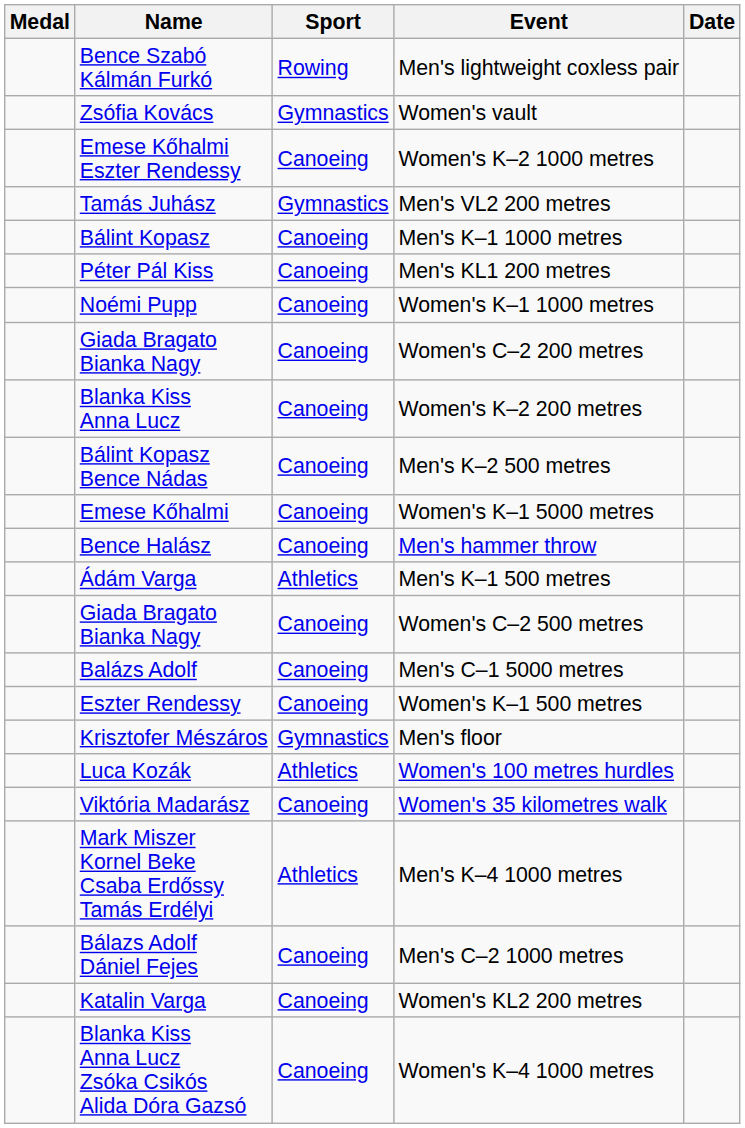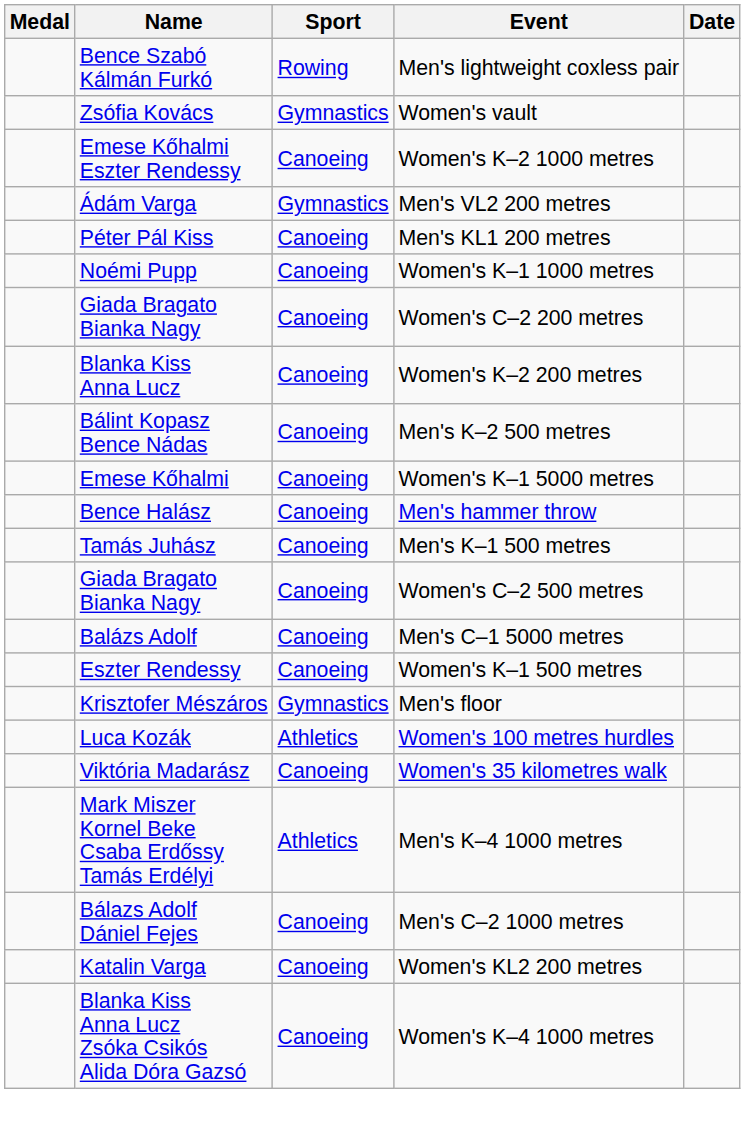(148, 204) Tamás Juhász -> (138, 204) Ádám Varga
- row: (510, 238)
(138, 579) Ádám Varga -> (148, 545) Tamás Juhász
(318, 579) Athletics -> (323, 545) Canoeing
